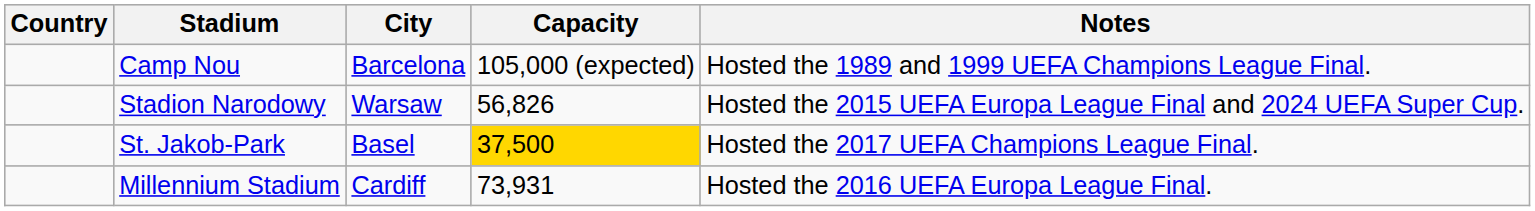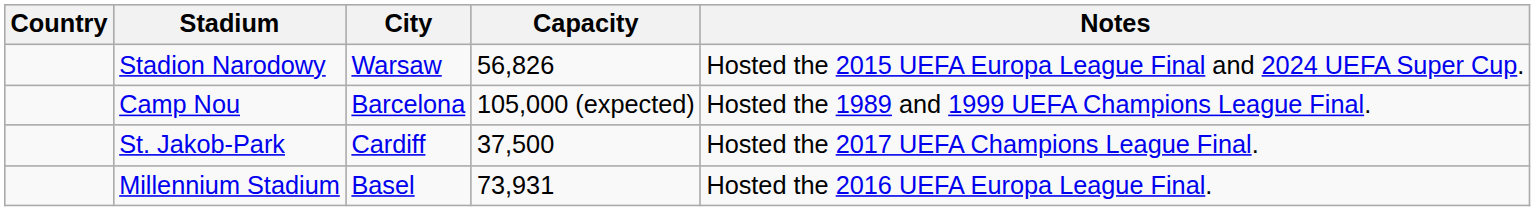rows swapped: (222, 104) <-> (180, 64)
(383, 144) Basel -> (388, 144) Cardiff
(516, 144) gold background -> (516, 144) no background
(388, 184) Cardiff -> (383, 184) Basel
